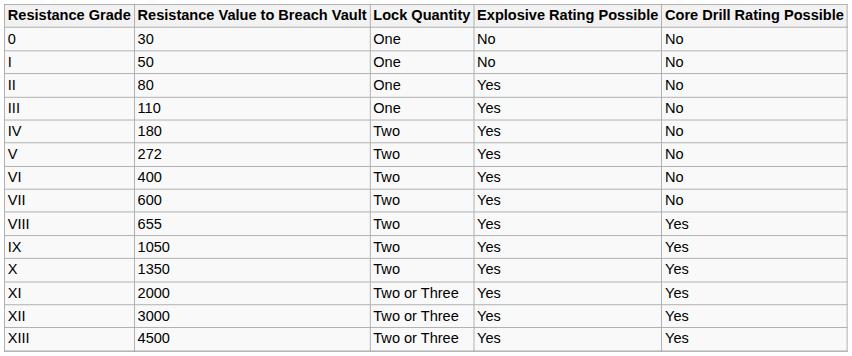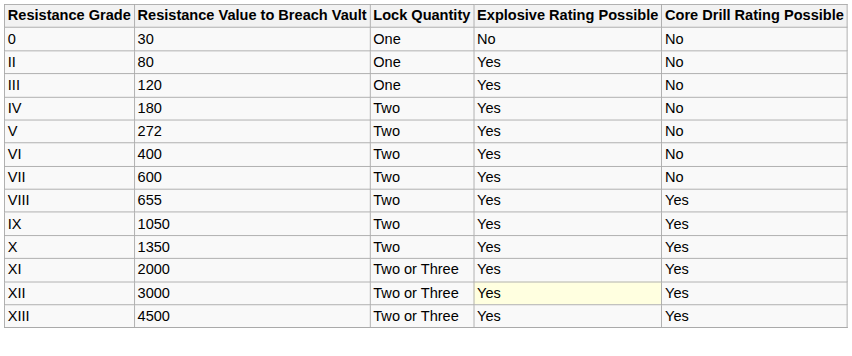- row: (10, 62)
(149, 108) 110 -> (150, 85) 120
(489, 316) no background -> (489, 293) lightyellow background
